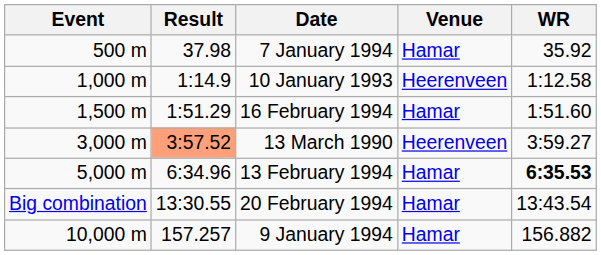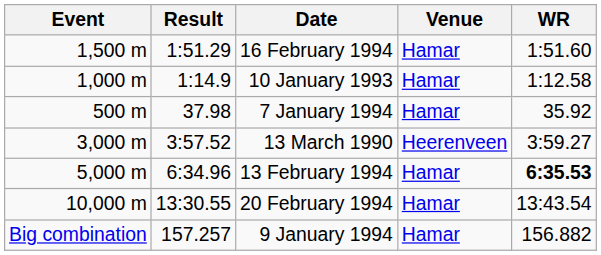rows swapped: (326, 50) <-> (316, 111)
(455, 81) Heerenveen -> (431, 81) Hamar
(199, 142) lightsalmon background -> (199, 142) no background
(78, 204) Big combination -> (106, 204) 10,000 m
(106, 234) 10,000 m -> (78, 234) Big combination
